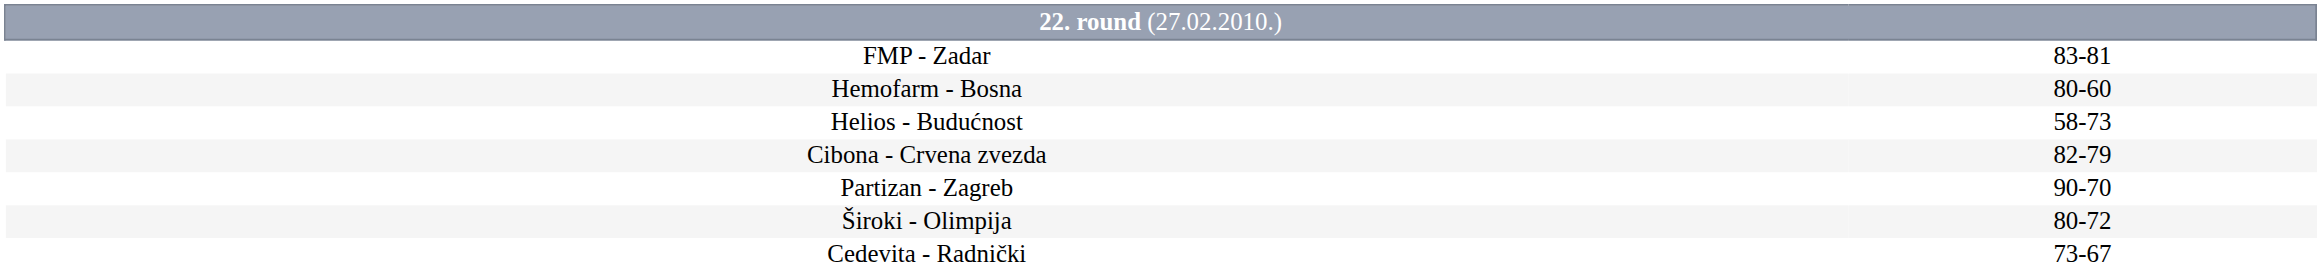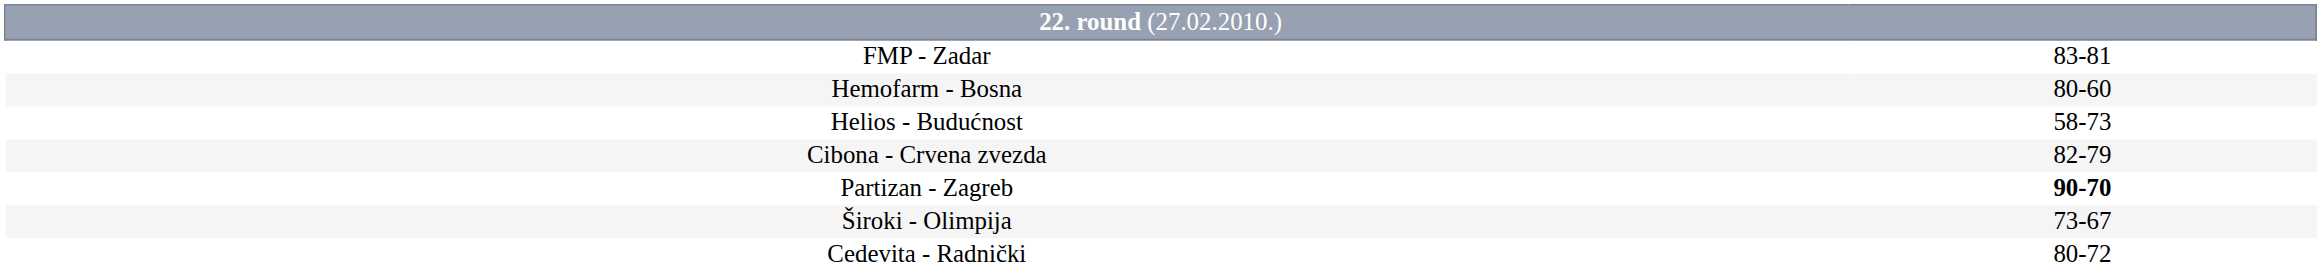(2082, 188) normal -> (2082, 188) bold
(2082, 221) 80-72 -> (2082, 221) 73-67
(2082, 254) 73-67 -> (2082, 254) 80-72
